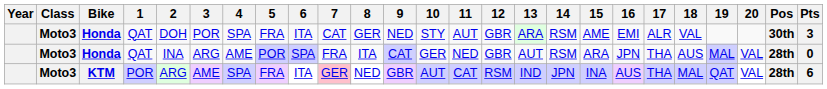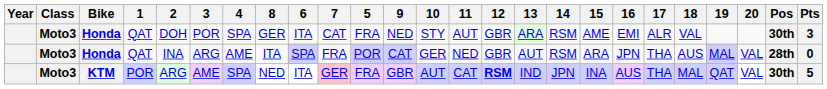columns swapped: (272, 14) <-> (367, 14)
(498, 73) normal -> (498, 73) bold
(782, 73) 28th -> (782, 73) 30th
(810, 73) 6 -> (810, 73) 5
